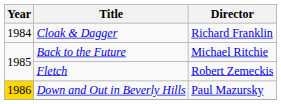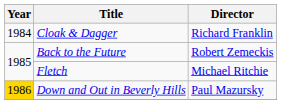(230, 52) Michael Ritchie -> (232, 52) Robert Zemeckis
(232, 71) Robert Zemeckis -> (230, 71) Michael Ritchie
